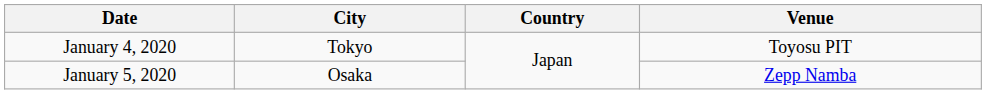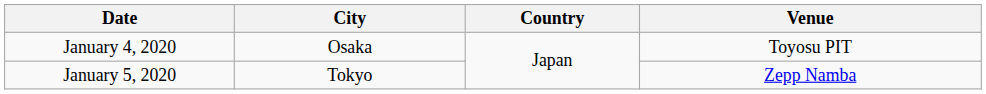(350, 46) Tokyo -> (350, 46) Osaka
(350, 74) Osaka -> (350, 74) Tokyo
